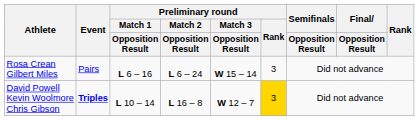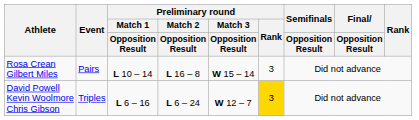(135, 74) L 6 – 16 -> (133, 74) L 10 – 14
(185, 74) L 6 – 24 -> (183, 74) L 16 – 8
(93, 99) bold -> (92, 99) normal
(135, 104) L 10 – 14 -> (133, 104) L 6 – 16
(185, 104) L 16 – 8 -> (183, 104) L 6 – 24
